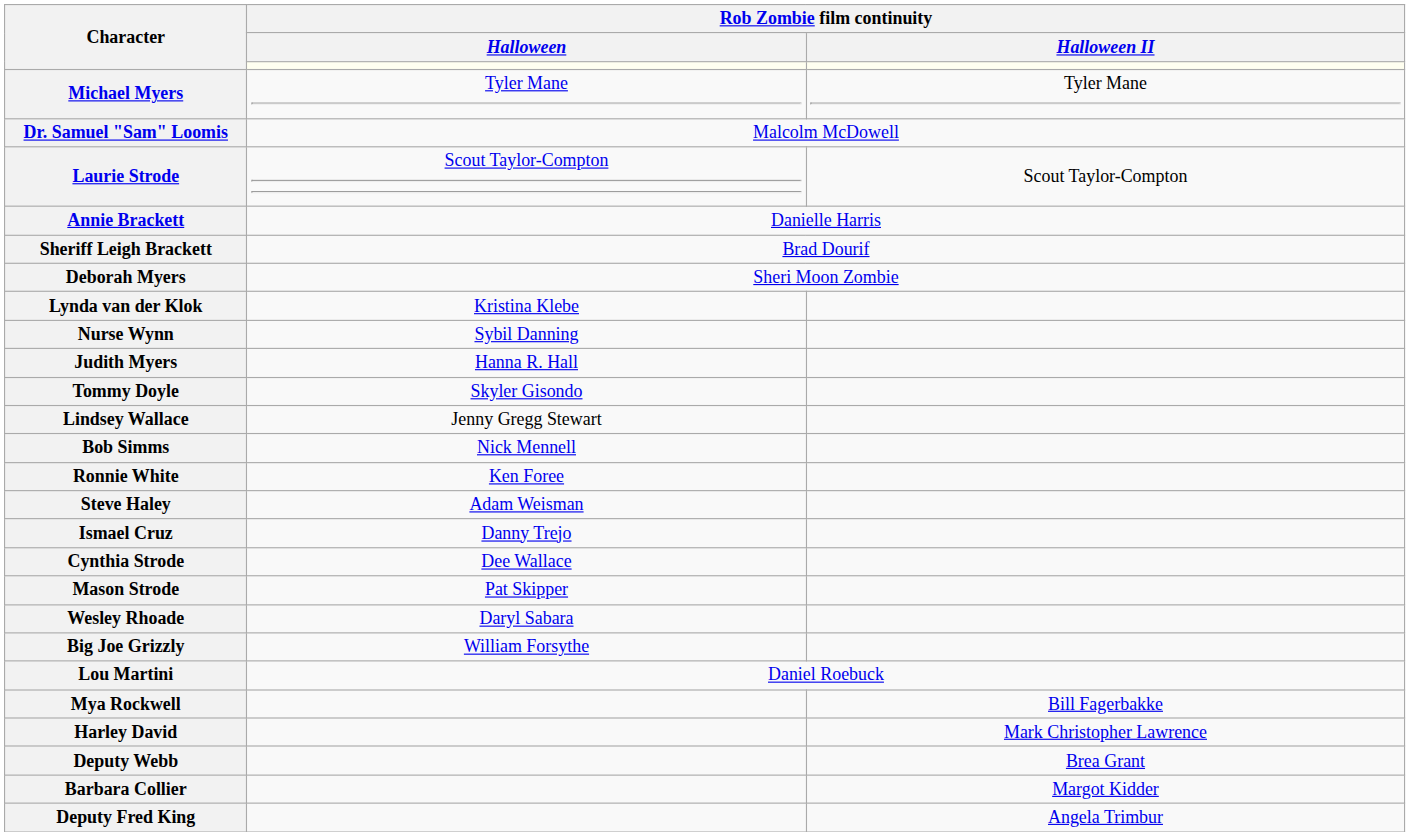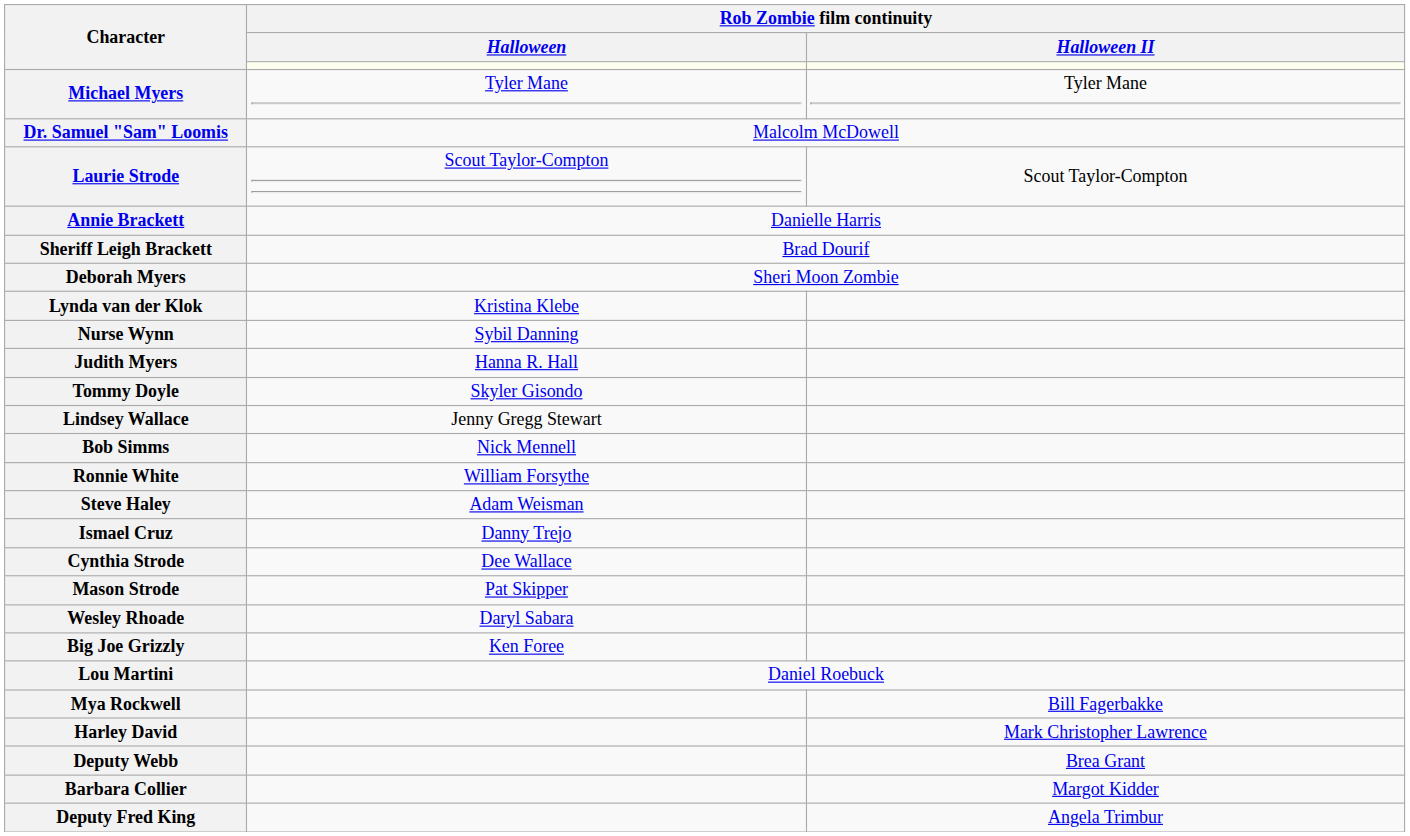(526, 476) Ken Foree -> (526, 476) William Forsythe
(526, 646) William Forsythe -> (526, 646) Ken Foree
